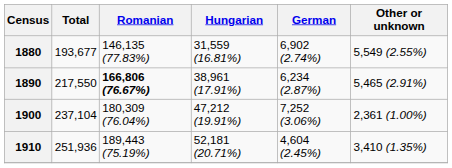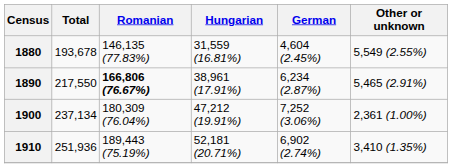(76, 51) 193,677 -> (76, 51) 193,678
(301, 51) 6,902 (2.74%) -> (301, 51) 4,604 (2.45%)
(76, 115) 237,104 -> (76, 115) 237,134
(301, 146) 4,604 (2.45%) -> (301, 146) 6,902 (2.74%)
